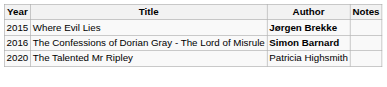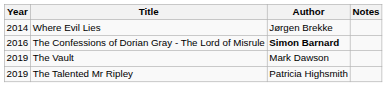(17, 27) 2015 -> (17, 27) 2014
(303, 27) bold -> (301, 27) normal
+ row: (53, 58)
(17, 58) 2020 -> (17, 74) 2019
